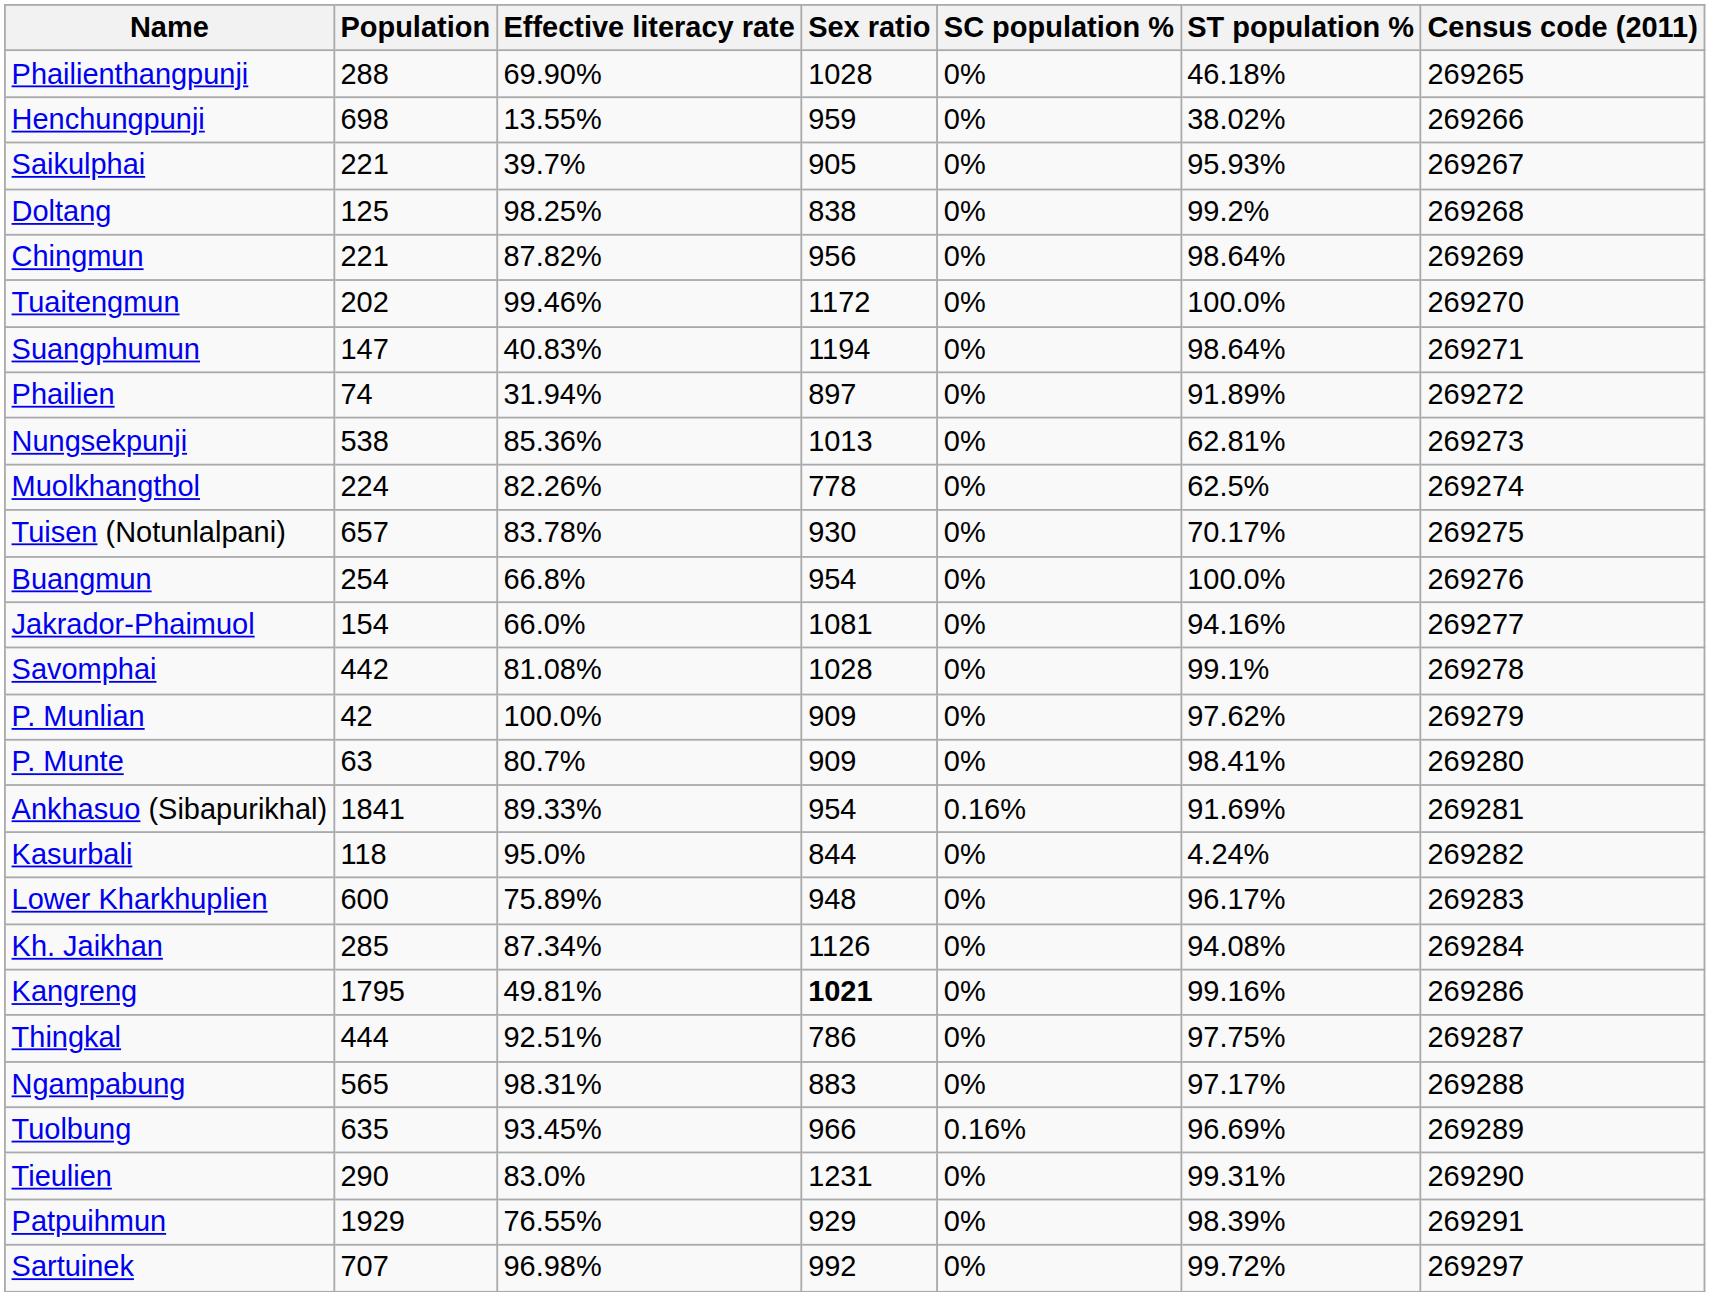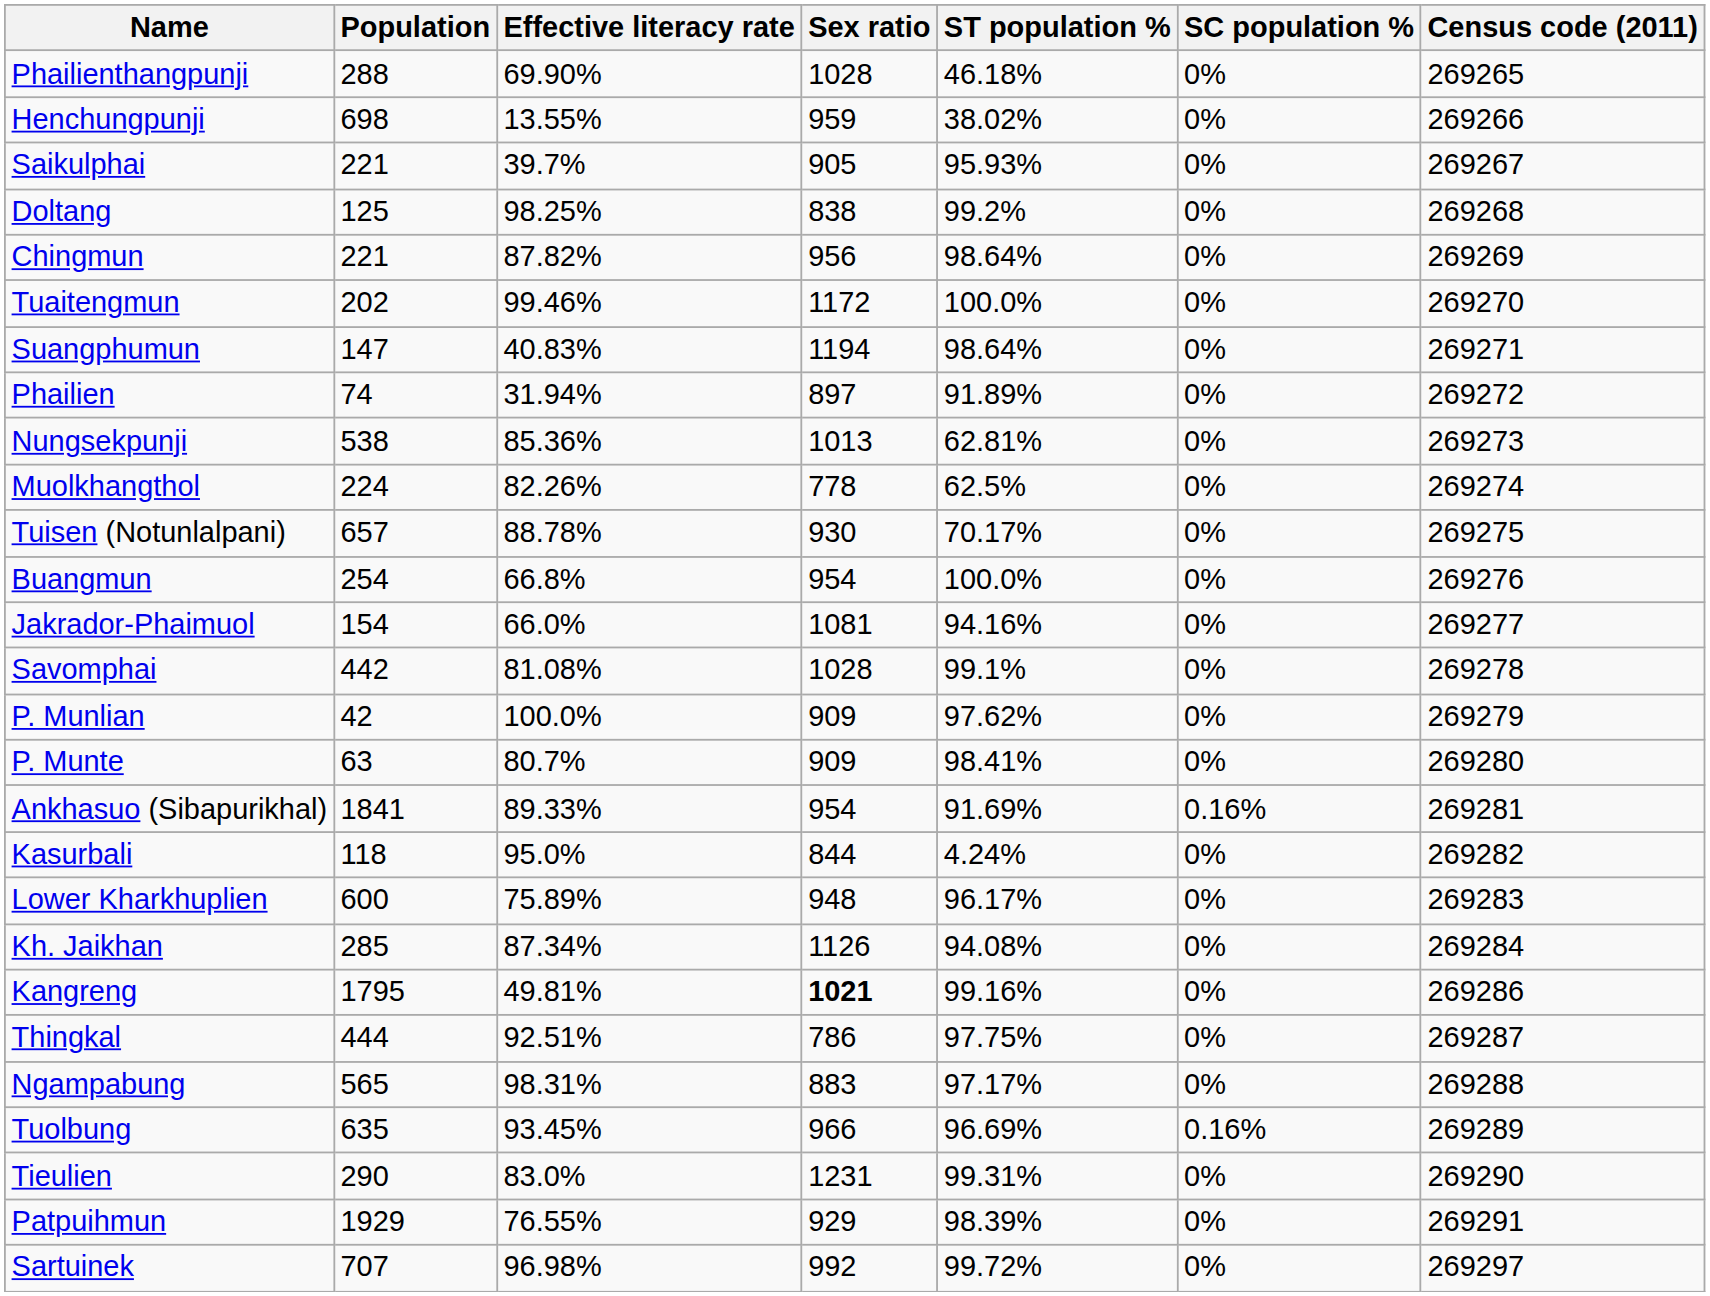columns swapped: (1059, 27) <-> (1301, 27)
(553, 532) 83.78% -> (553, 532) 88.78%
